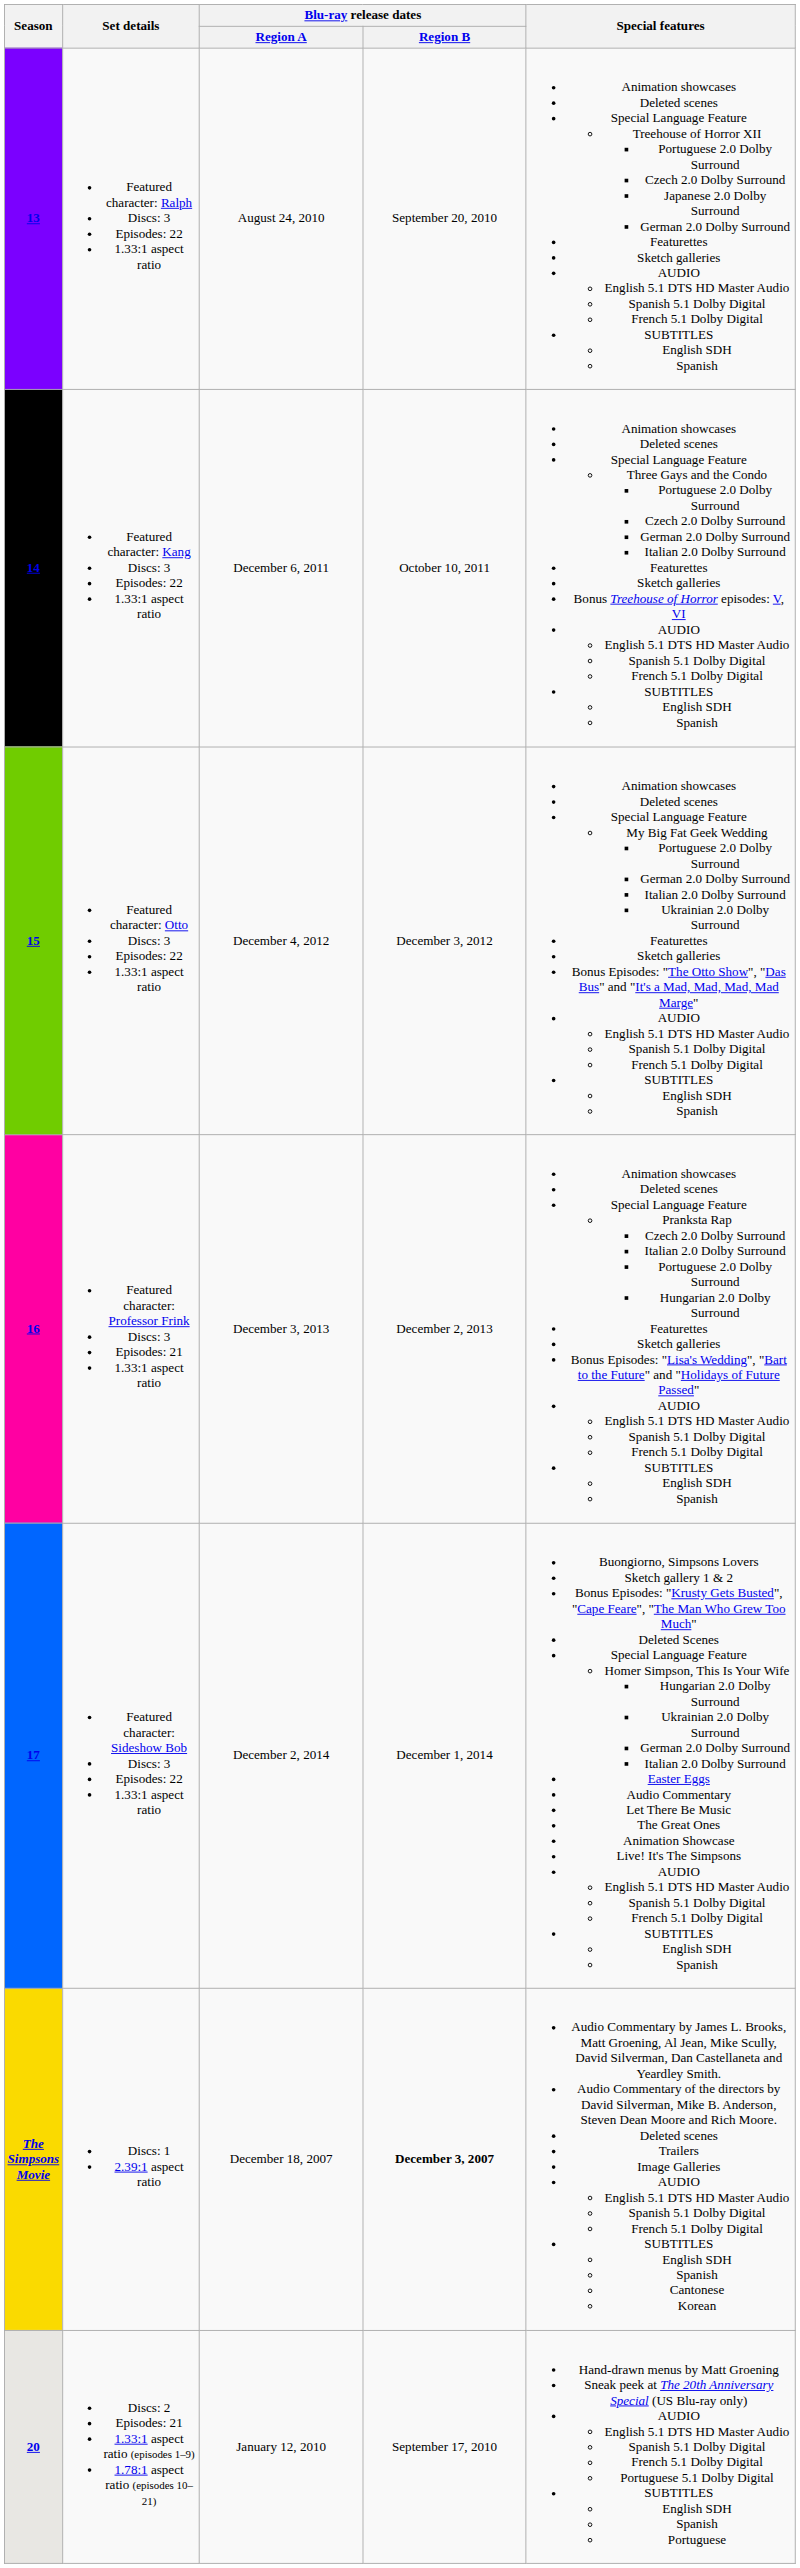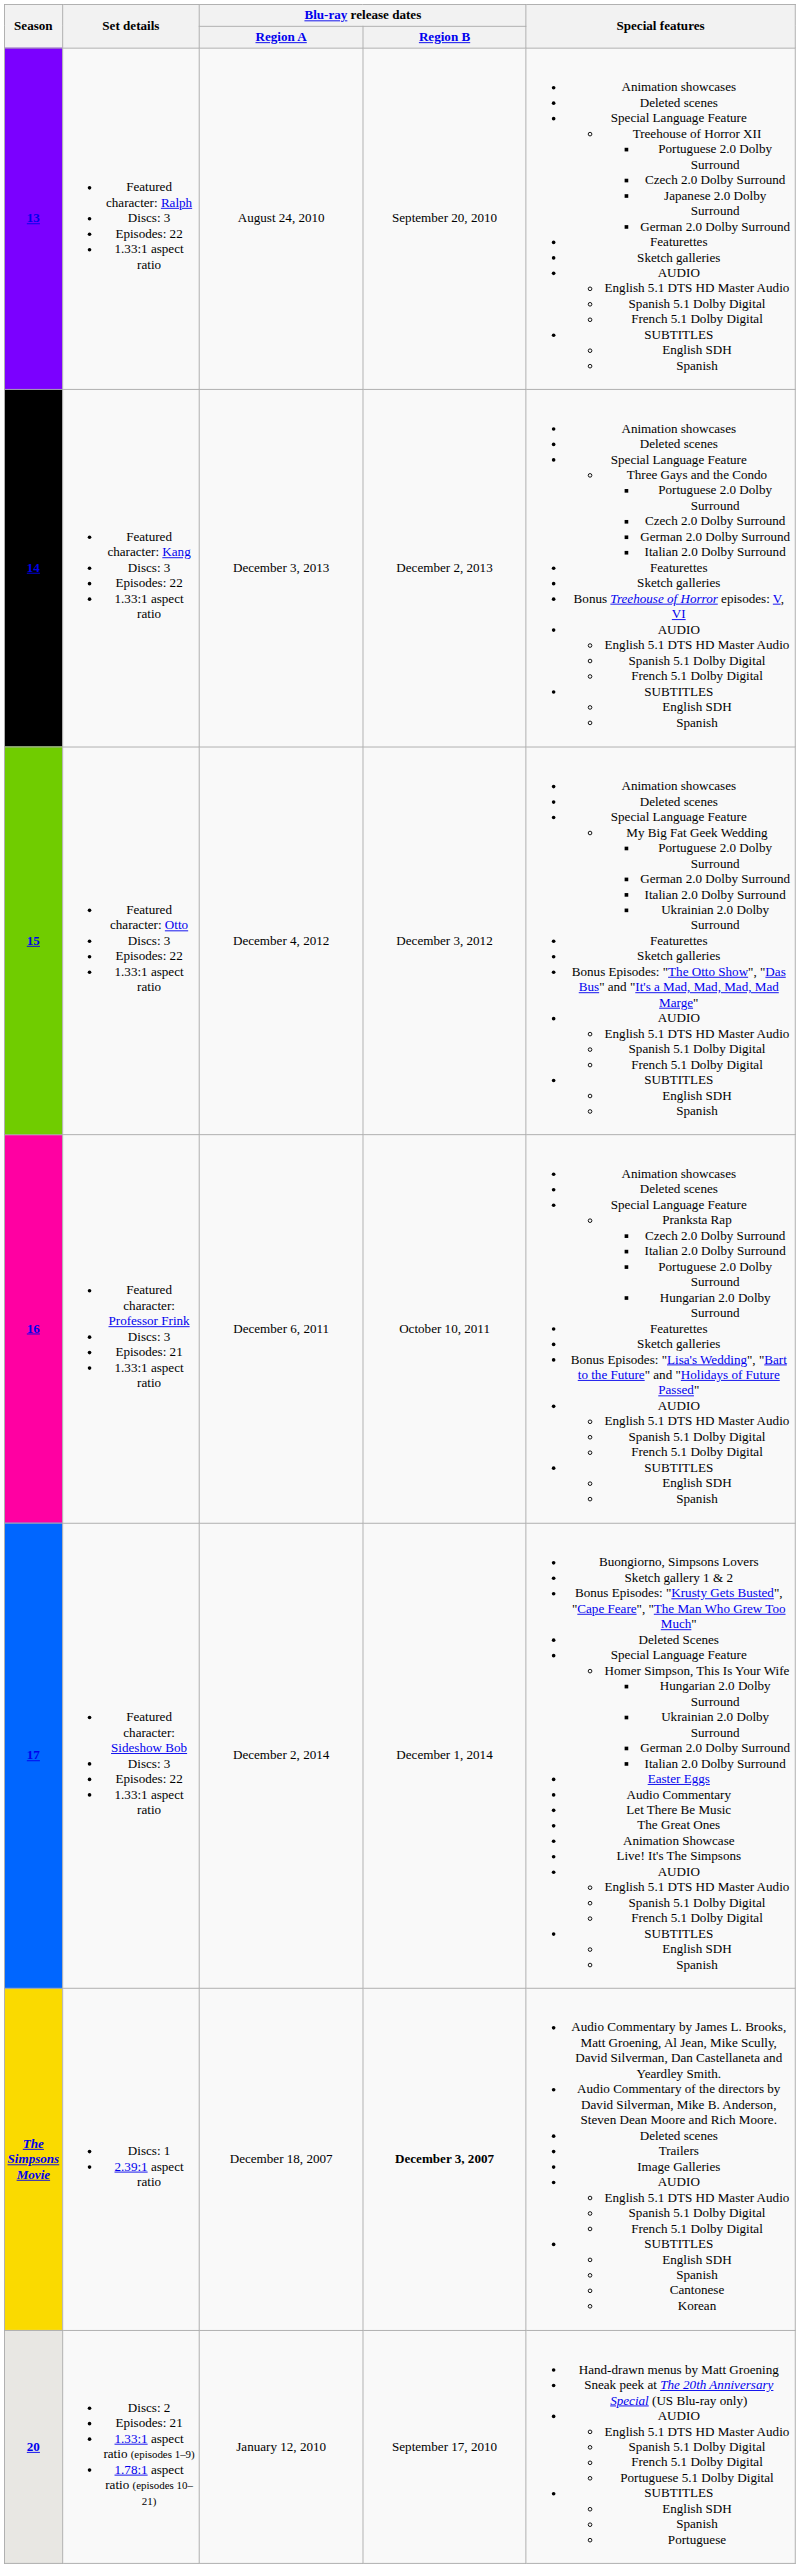(281, 568) December 6, 2011 -> (281, 568) December 3, 2013
(445, 568) October 10, 2011 -> (445, 568) December 2, 2013
(281, 1329) December 3, 2013 -> (281, 1329) December 6, 2011
(445, 1329) December 2, 2013 -> (445, 1329) October 10, 2011
